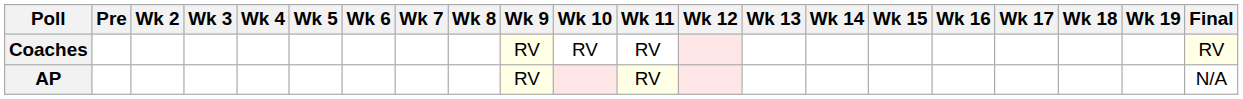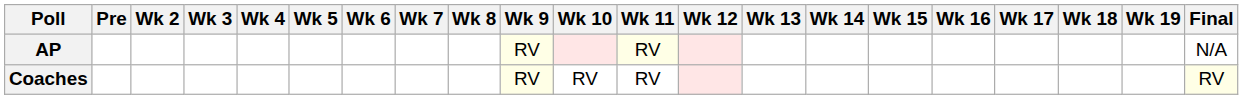rows swapped: (48, 79) <-> (48, 49)
